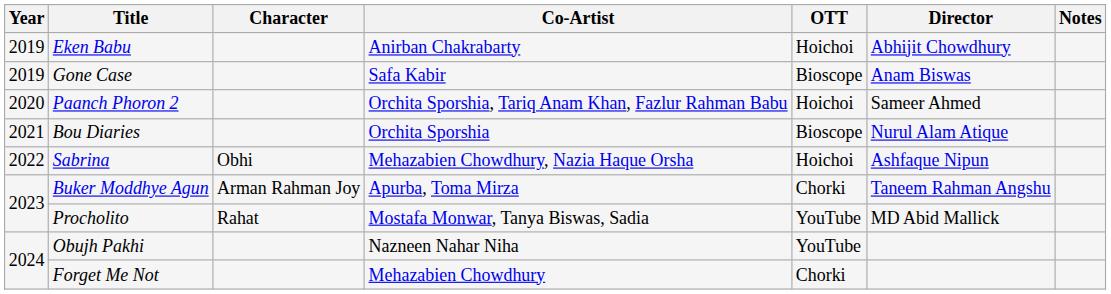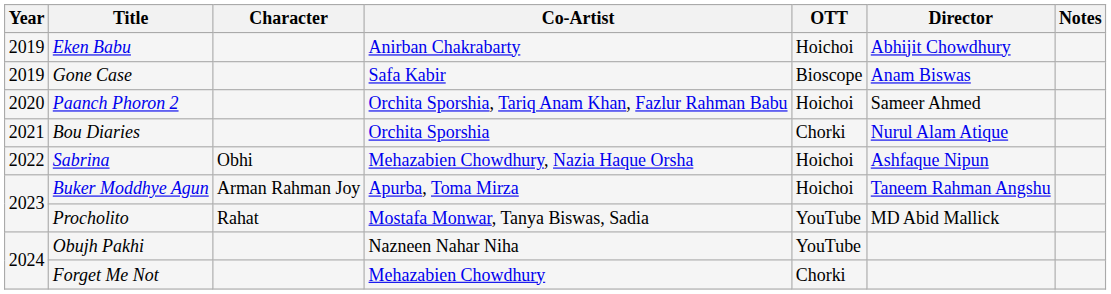(829, 132) Bioscope -> (821, 132) Chorki
(821, 189) Chorki -> (825, 189) Hoichoi
